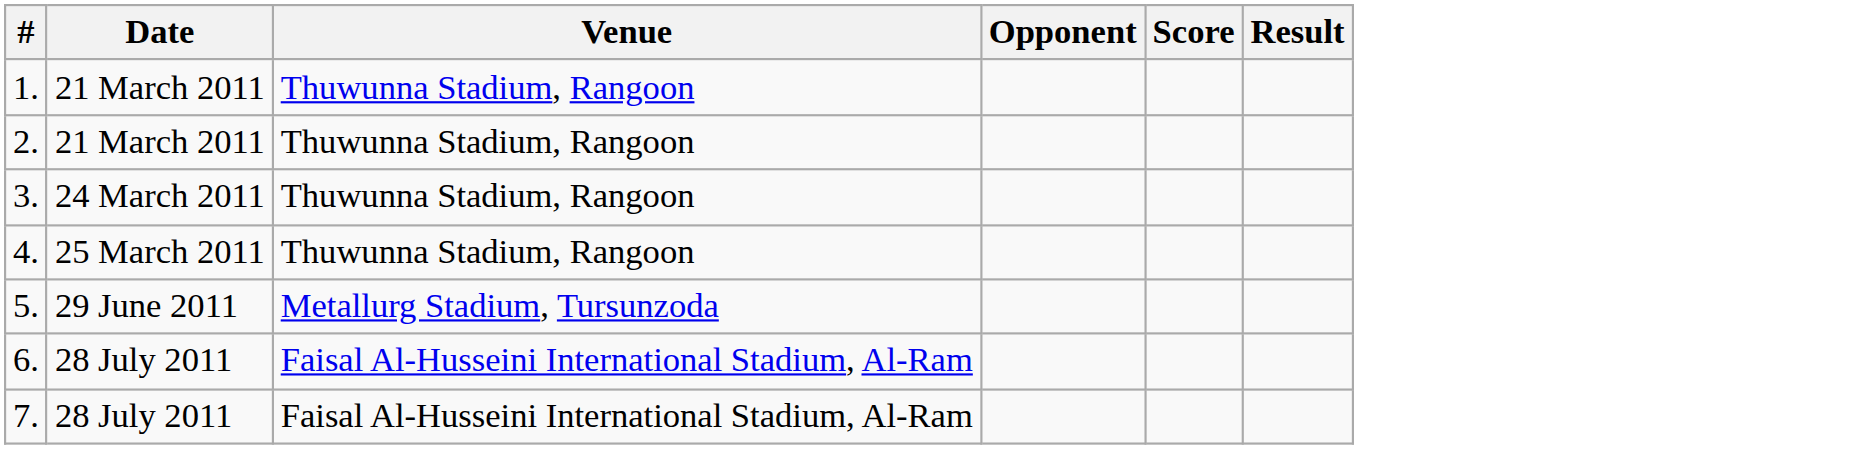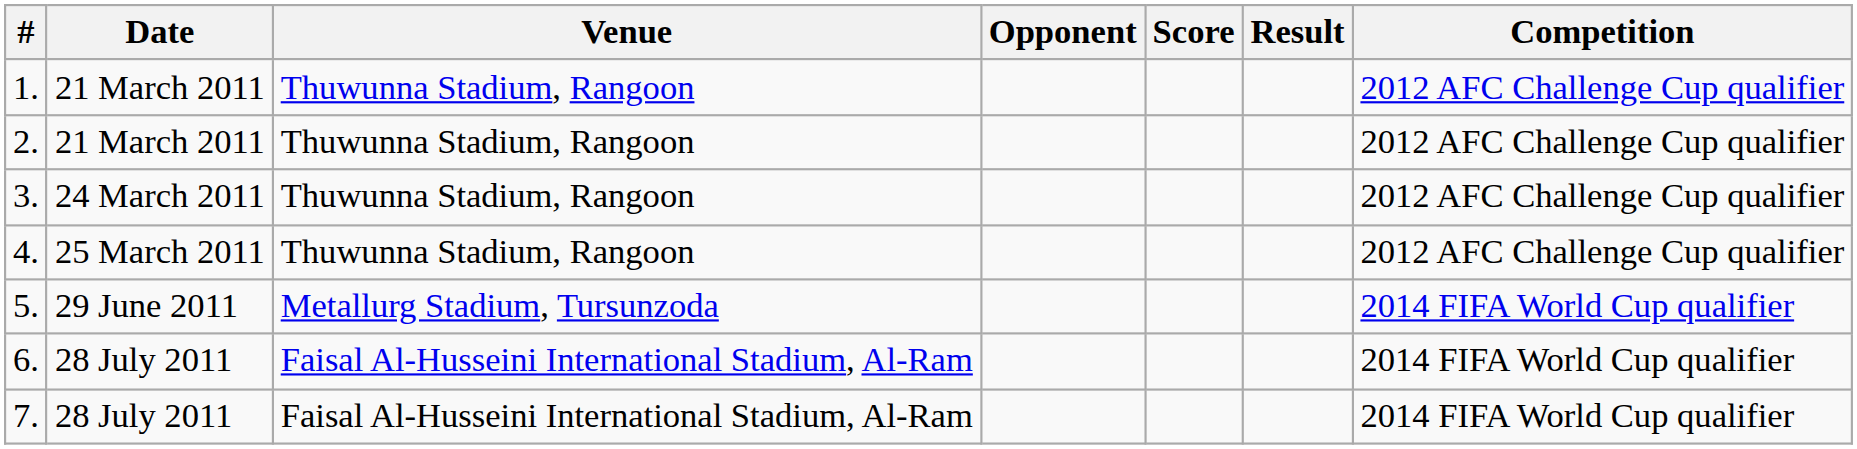+ column: (1602, 31)
